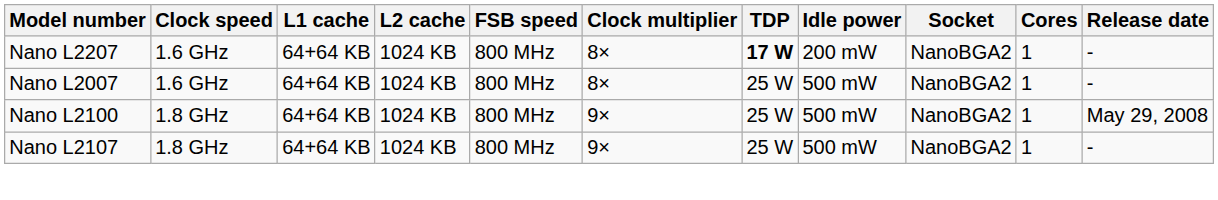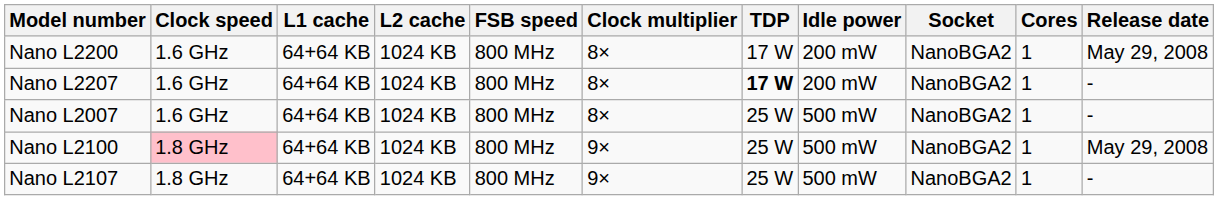+ row: (64, 52)
(192, 115) no background -> (192, 147) pink background
